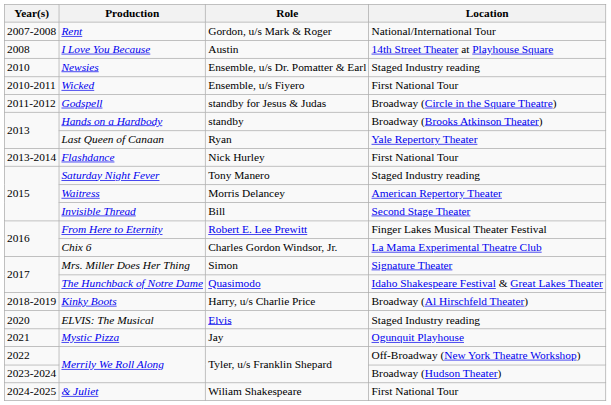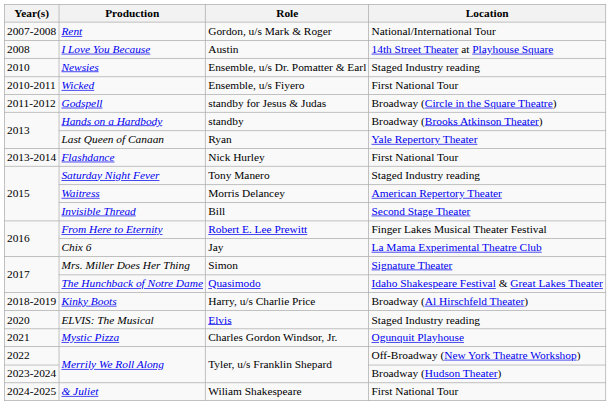(273, 247) Charles Gordon Windsor, Jr. -> (216, 247) Jay
(216, 337) Jay -> (273, 337) Charles Gordon Windsor, Jr.
